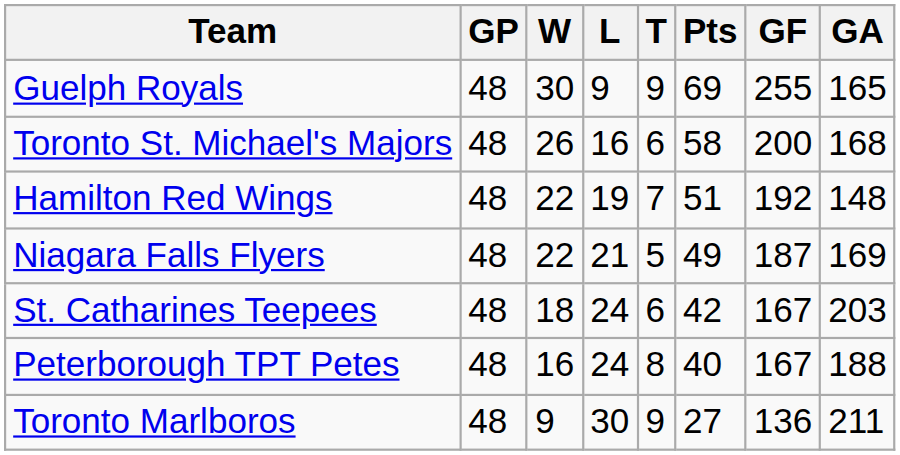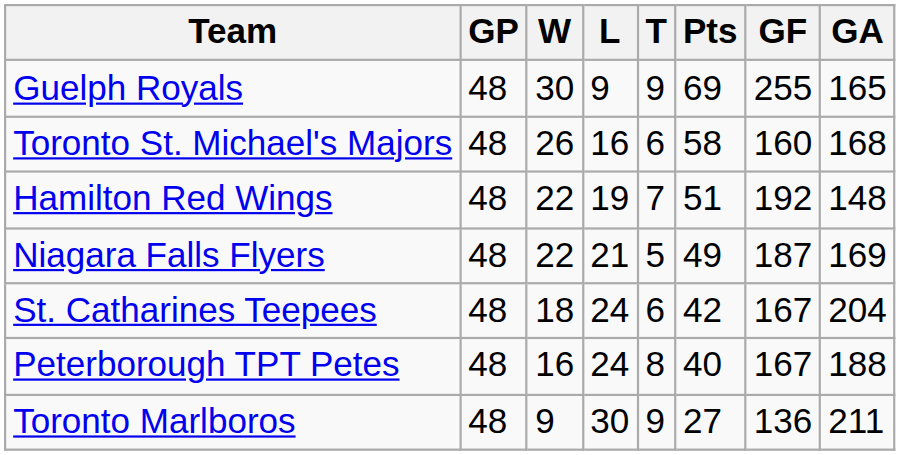(783, 143) 200 -> (783, 143) 160
(858, 310) 203 -> (858, 310) 204
